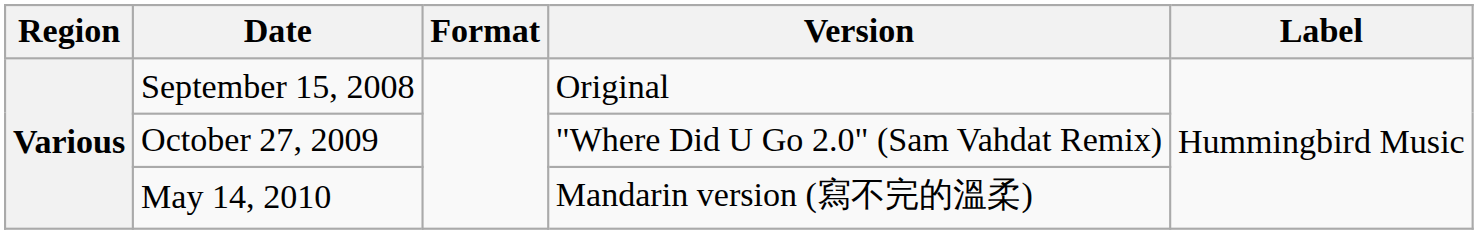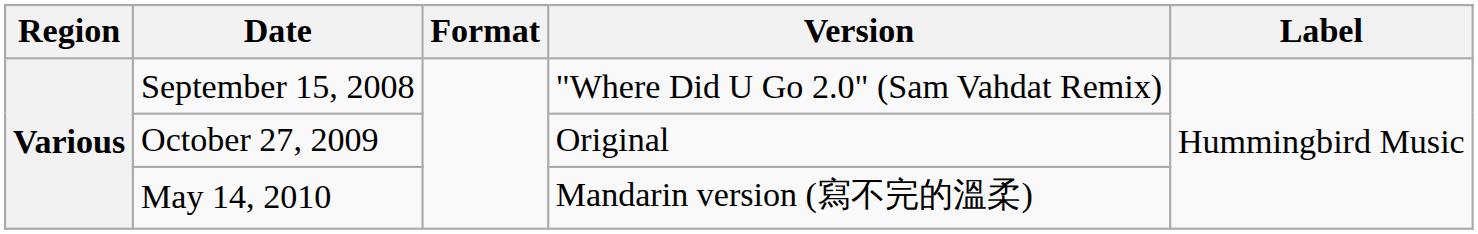(613, 85) Original -> (859, 85) "Where Did U Go 2.0" (Sam Vahdat Remix)
(859, 139) "Where Did U Go 2.0" (Sam Vahdat Remix) -> (613, 139) Original
